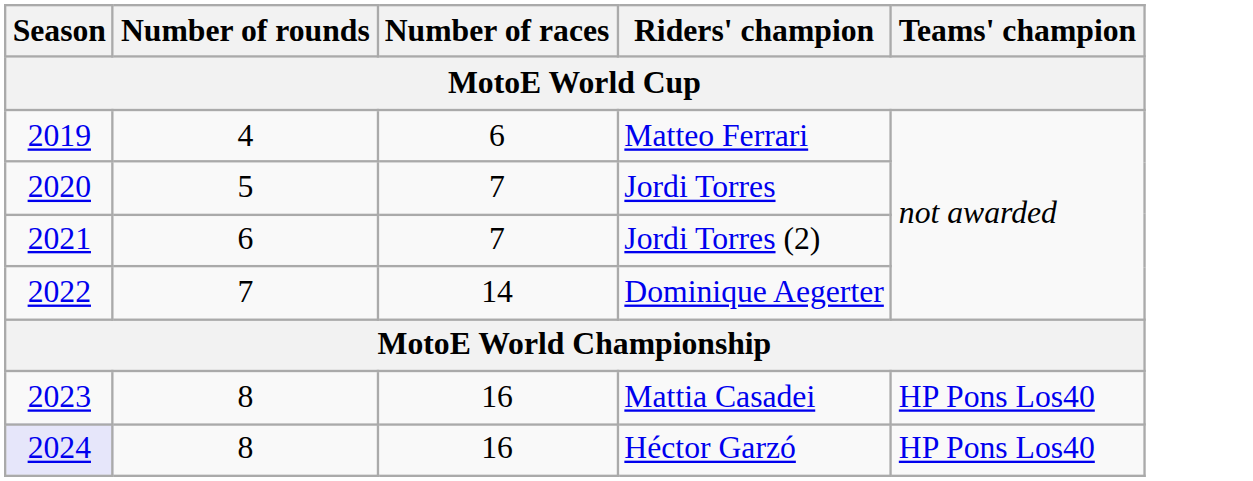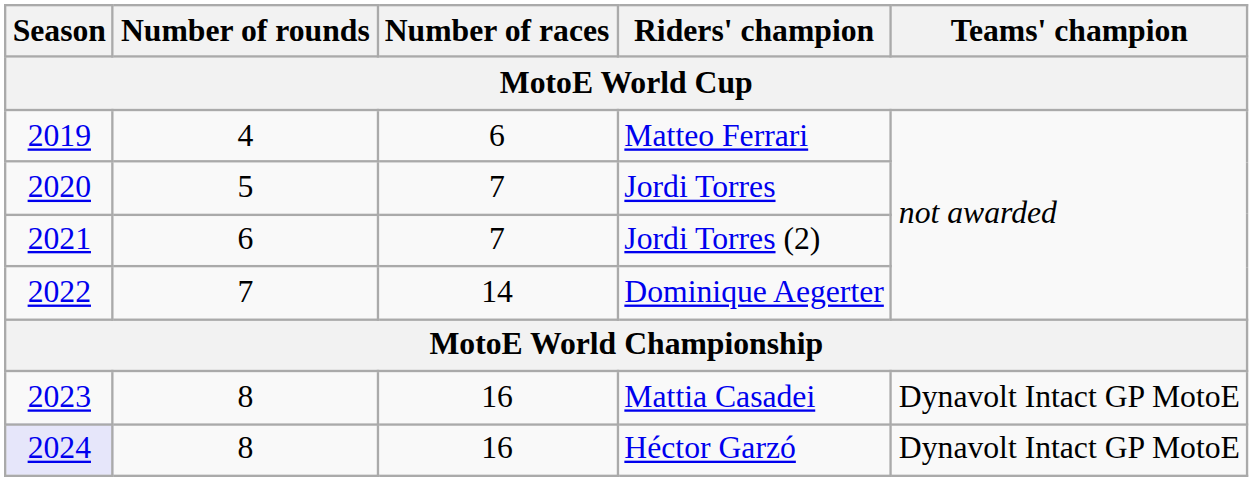(997, 396) HP Pons Los40 -> (1069, 396) Dynavolt Intact GP MotoE
(997, 448) HP Pons Los40 -> (1069, 448) Dynavolt Intact GP MotoE
